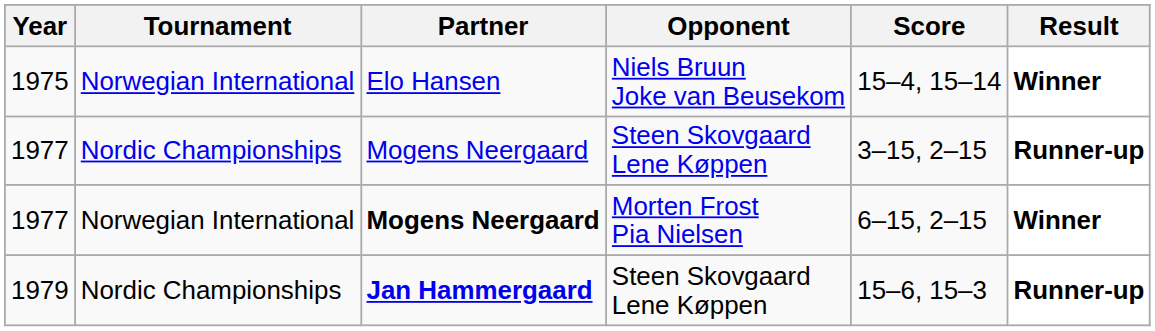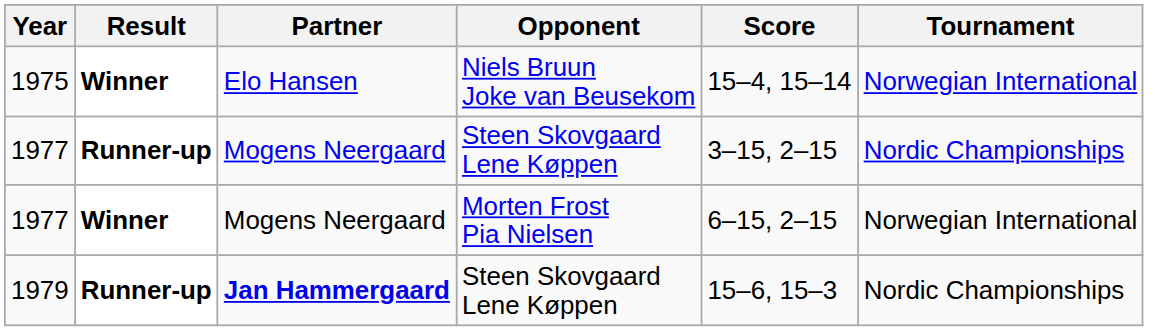columns swapped: (218, 26) <-> (1079, 26)
(483, 221) bold -> (335, 221) normal
